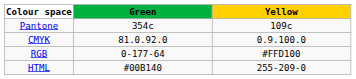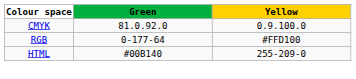- row: (39, 25)
